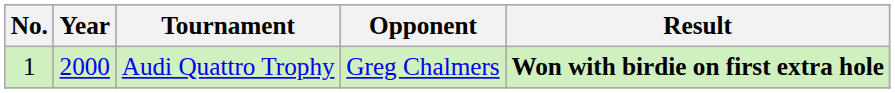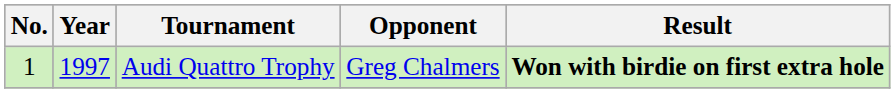(85, 67) 2000 -> (85, 67) 1997
